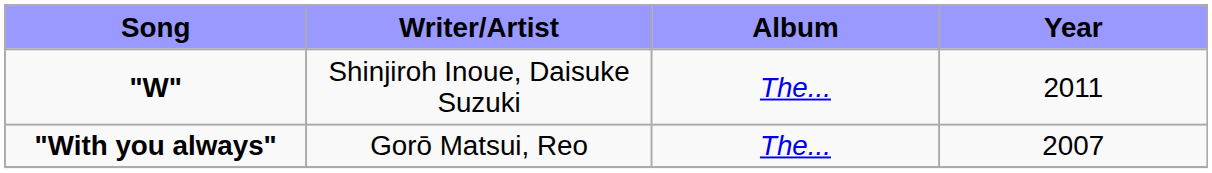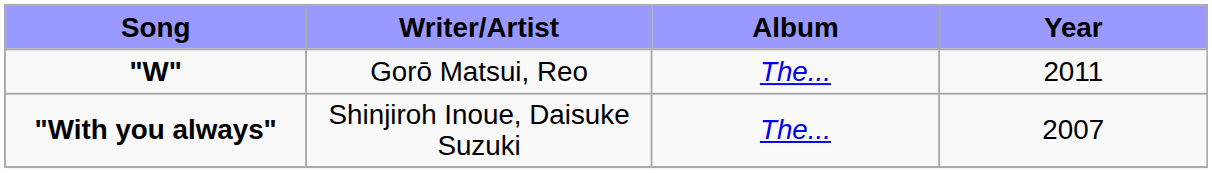(479, 86) Shinjiroh Inoue, Daisuke Suzuki -> (479, 71) Gorō Matsui, Reo
(479, 146) Gorō Matsui, Reo -> (479, 130) Shinjiroh Inoue, Daisuke Suzuki
